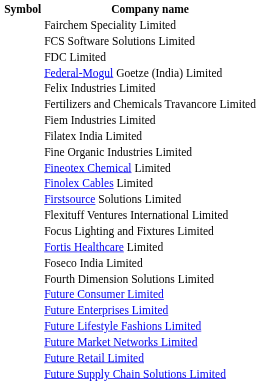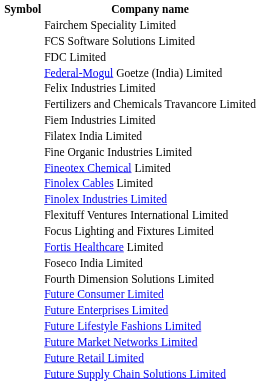+ row: (106, 199)
- row: (113, 199)
